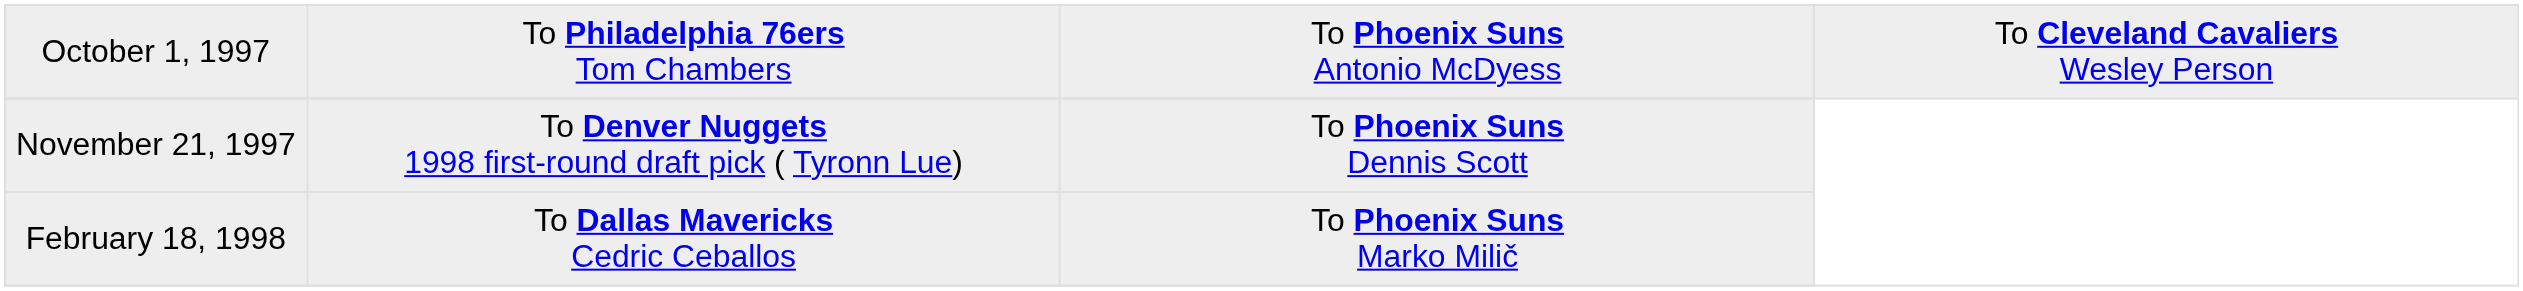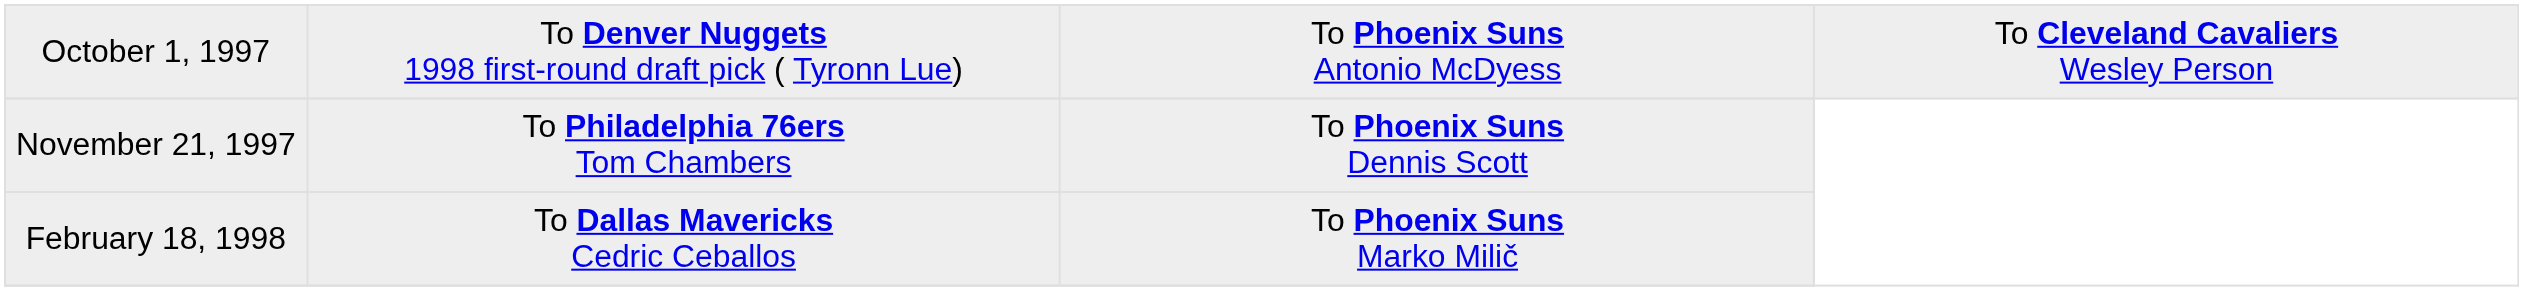(684, 51) To Philadelphia 76ers Tom Chambers -> (684, 51) To Denver Nuggets 1998 first-round draft pick ( Tyronn Lue)
(684, 144) To Denver Nuggets 1998 first-round draft pick ( Tyronn Lue) -> (684, 144) To Philadelphia 76ers Tom Chambers
